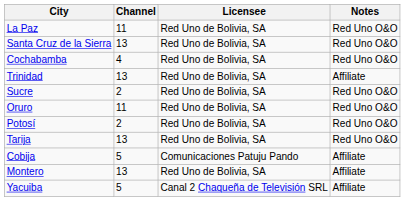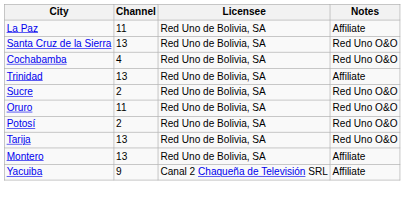(365, 28) Red Uno O&O -> (349, 28) Affiliate
- row: (21, 156)
(119, 188) 5 -> (119, 172) 9
